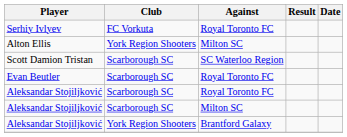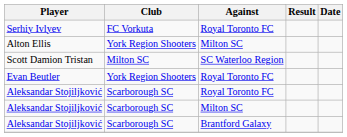(140, 60) Scarborough SC -> (128, 60) Milton SC
(140, 76) Scarborough SC -> (151, 76) York Region Shooters
(151, 124) York Region Shooters -> (140, 124) Scarborough SC
